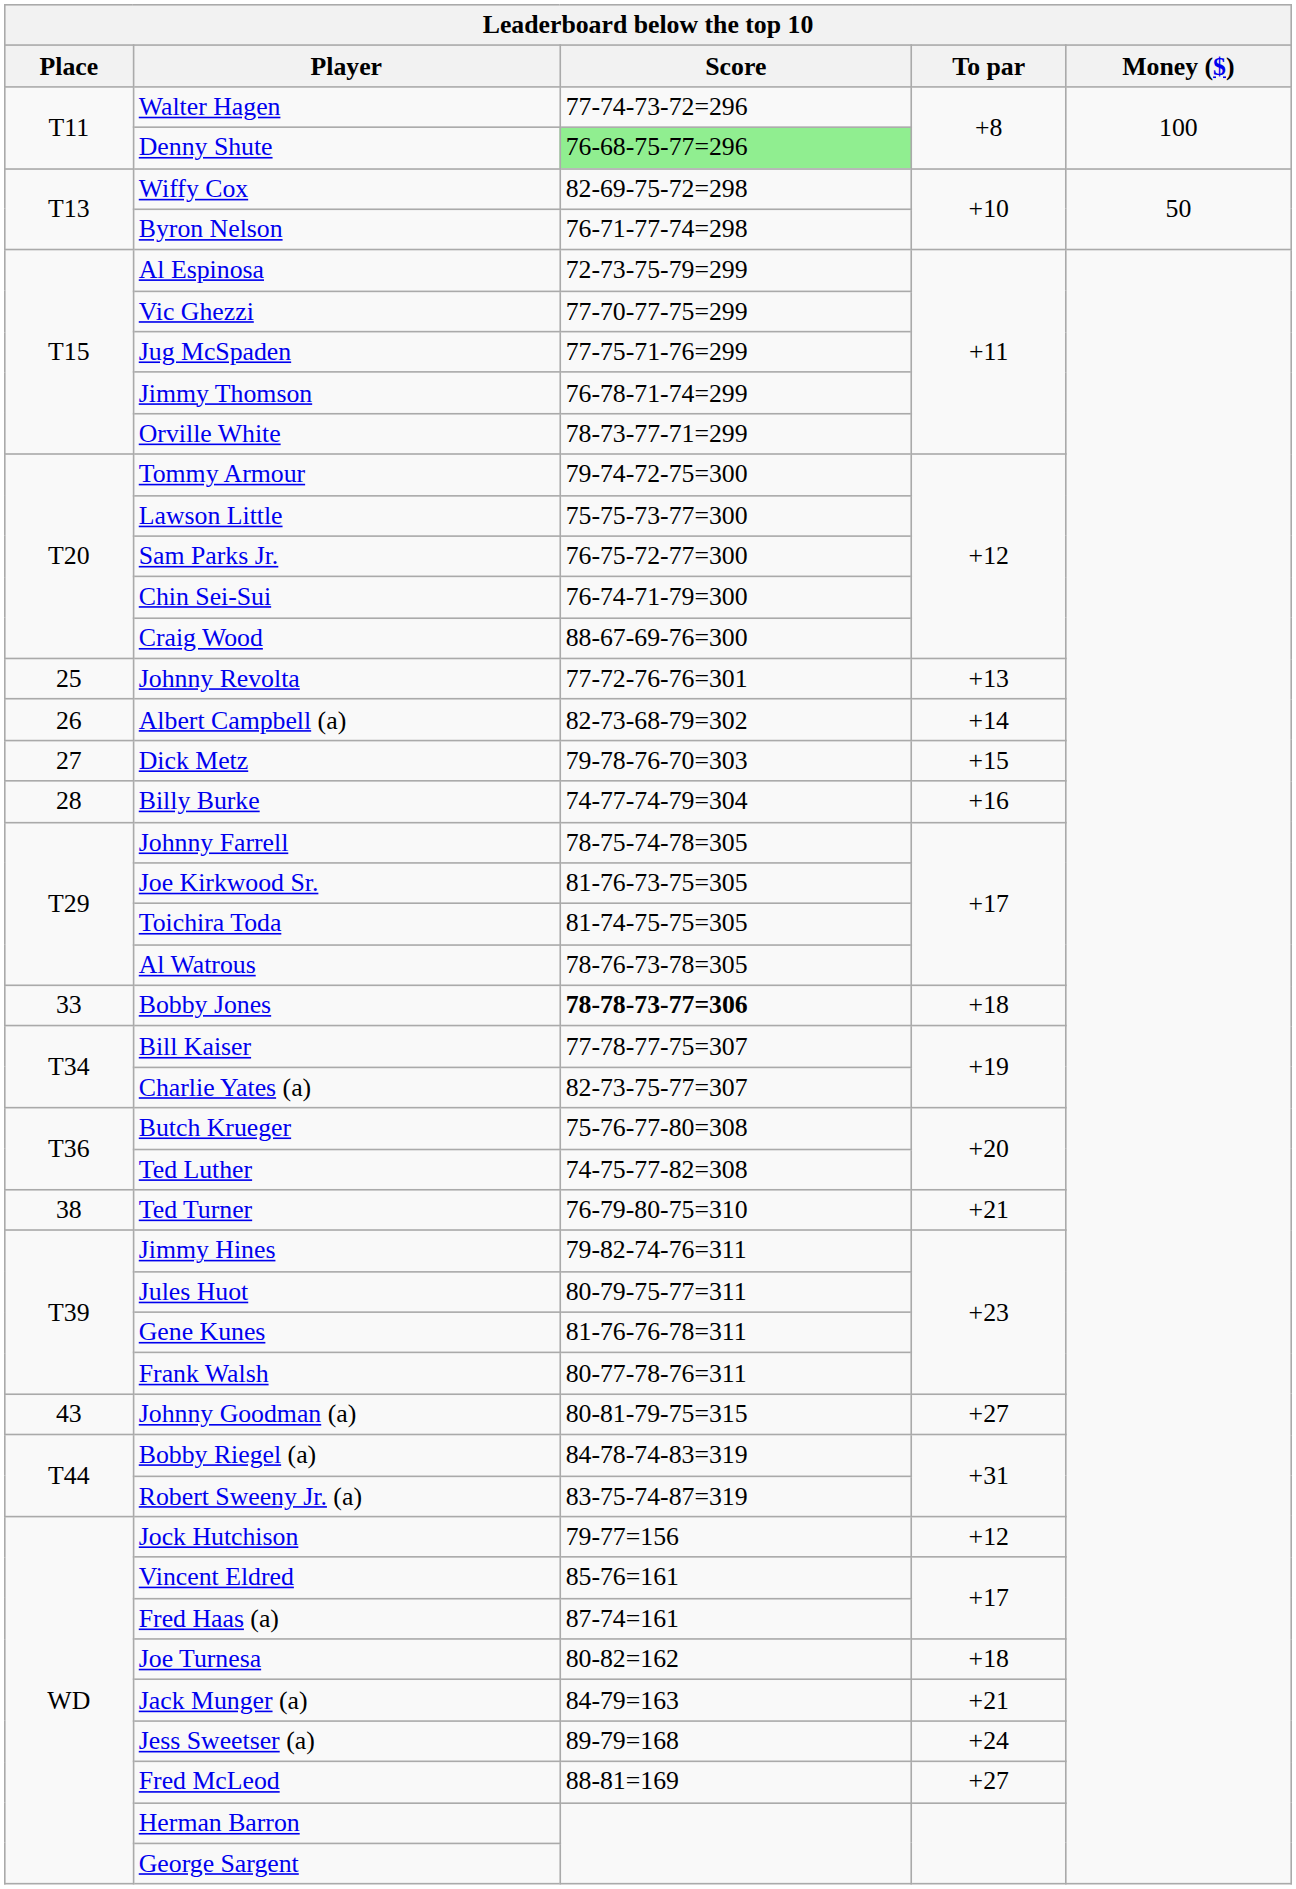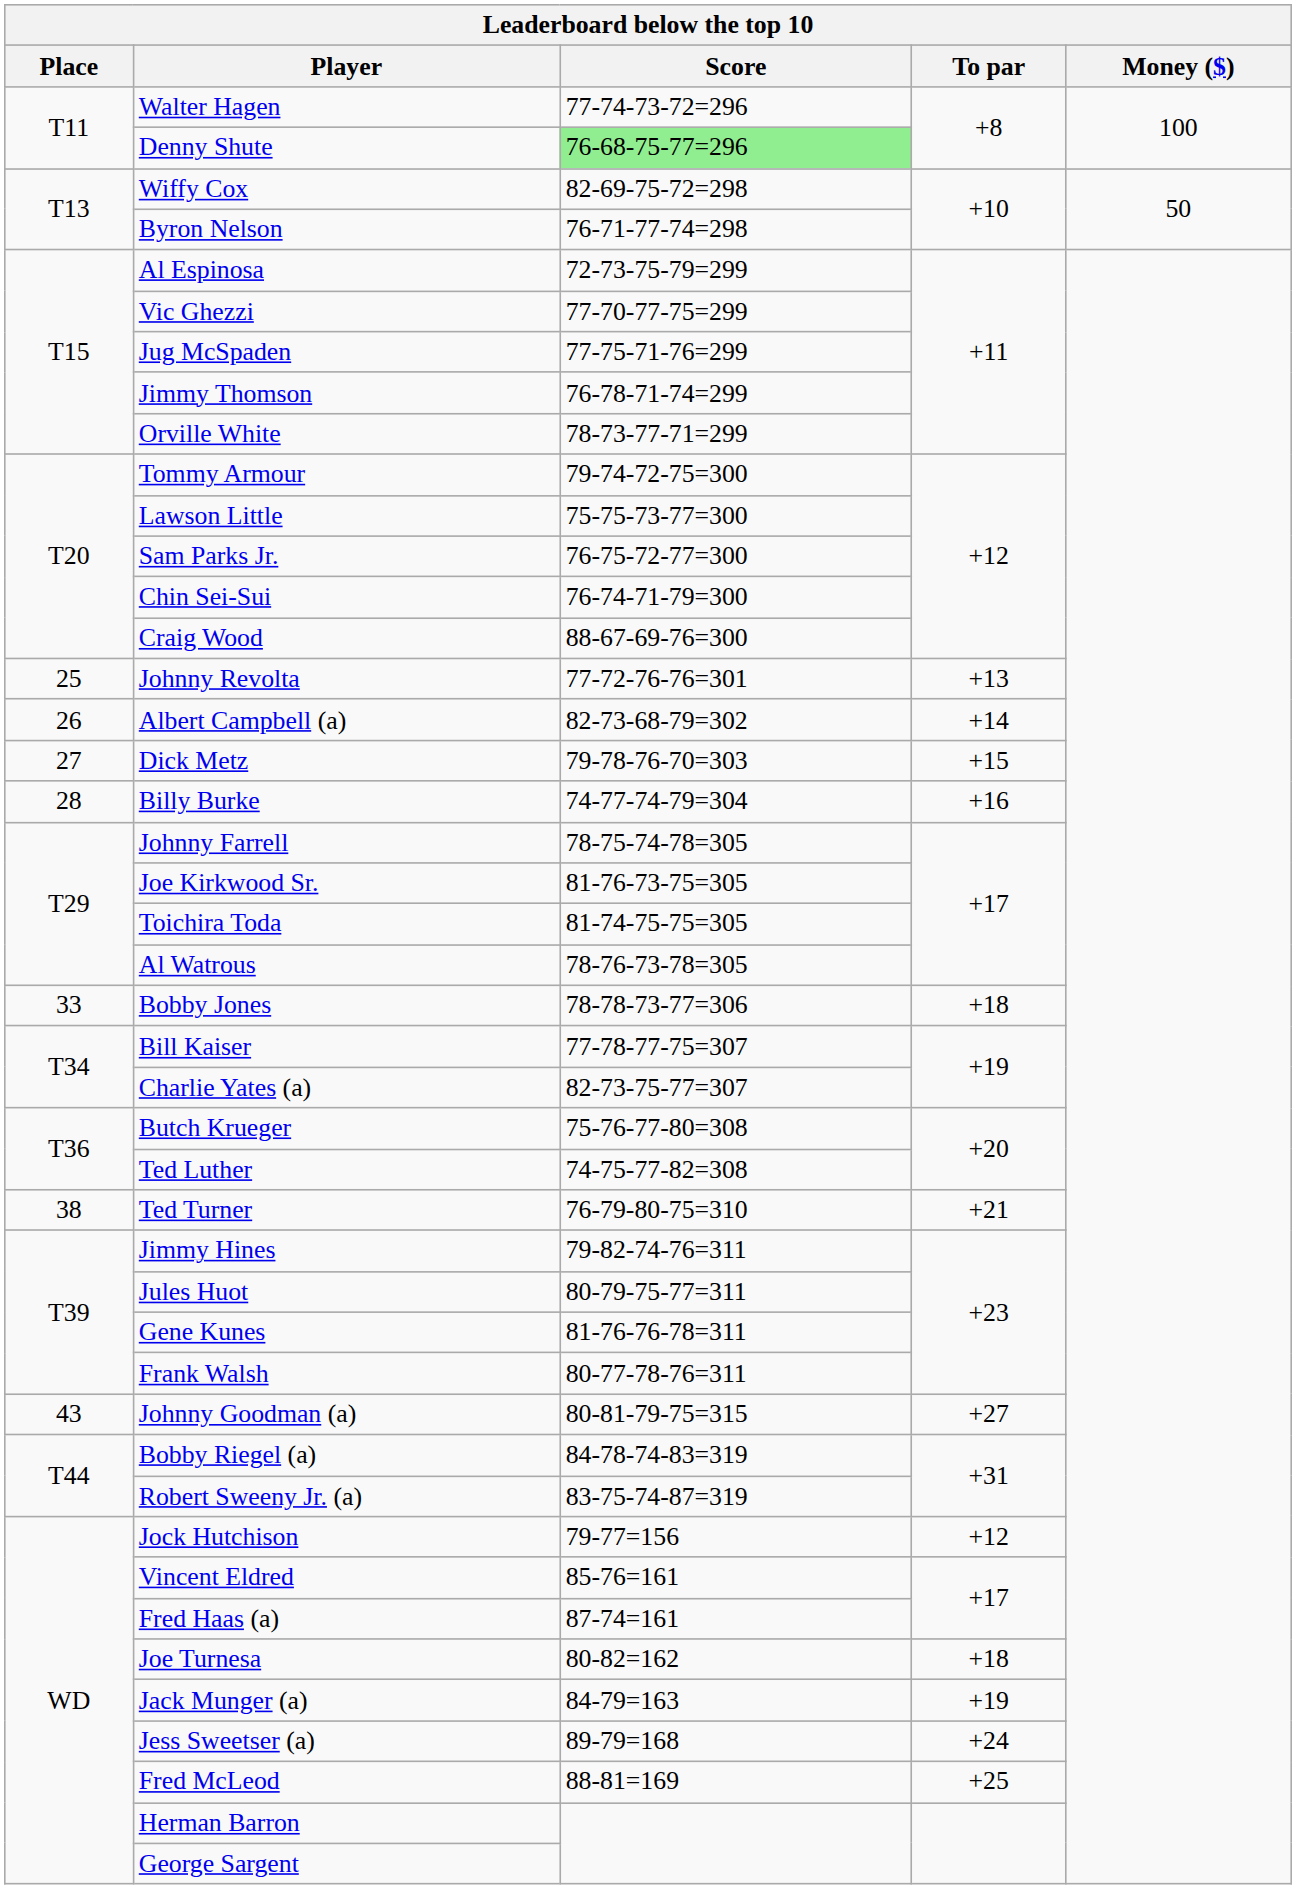(657, 1005) bold -> (657, 1005) normal
(989, 1699) +21 -> (989, 1699) +19
(989, 1781) +27 -> (989, 1781) +25
